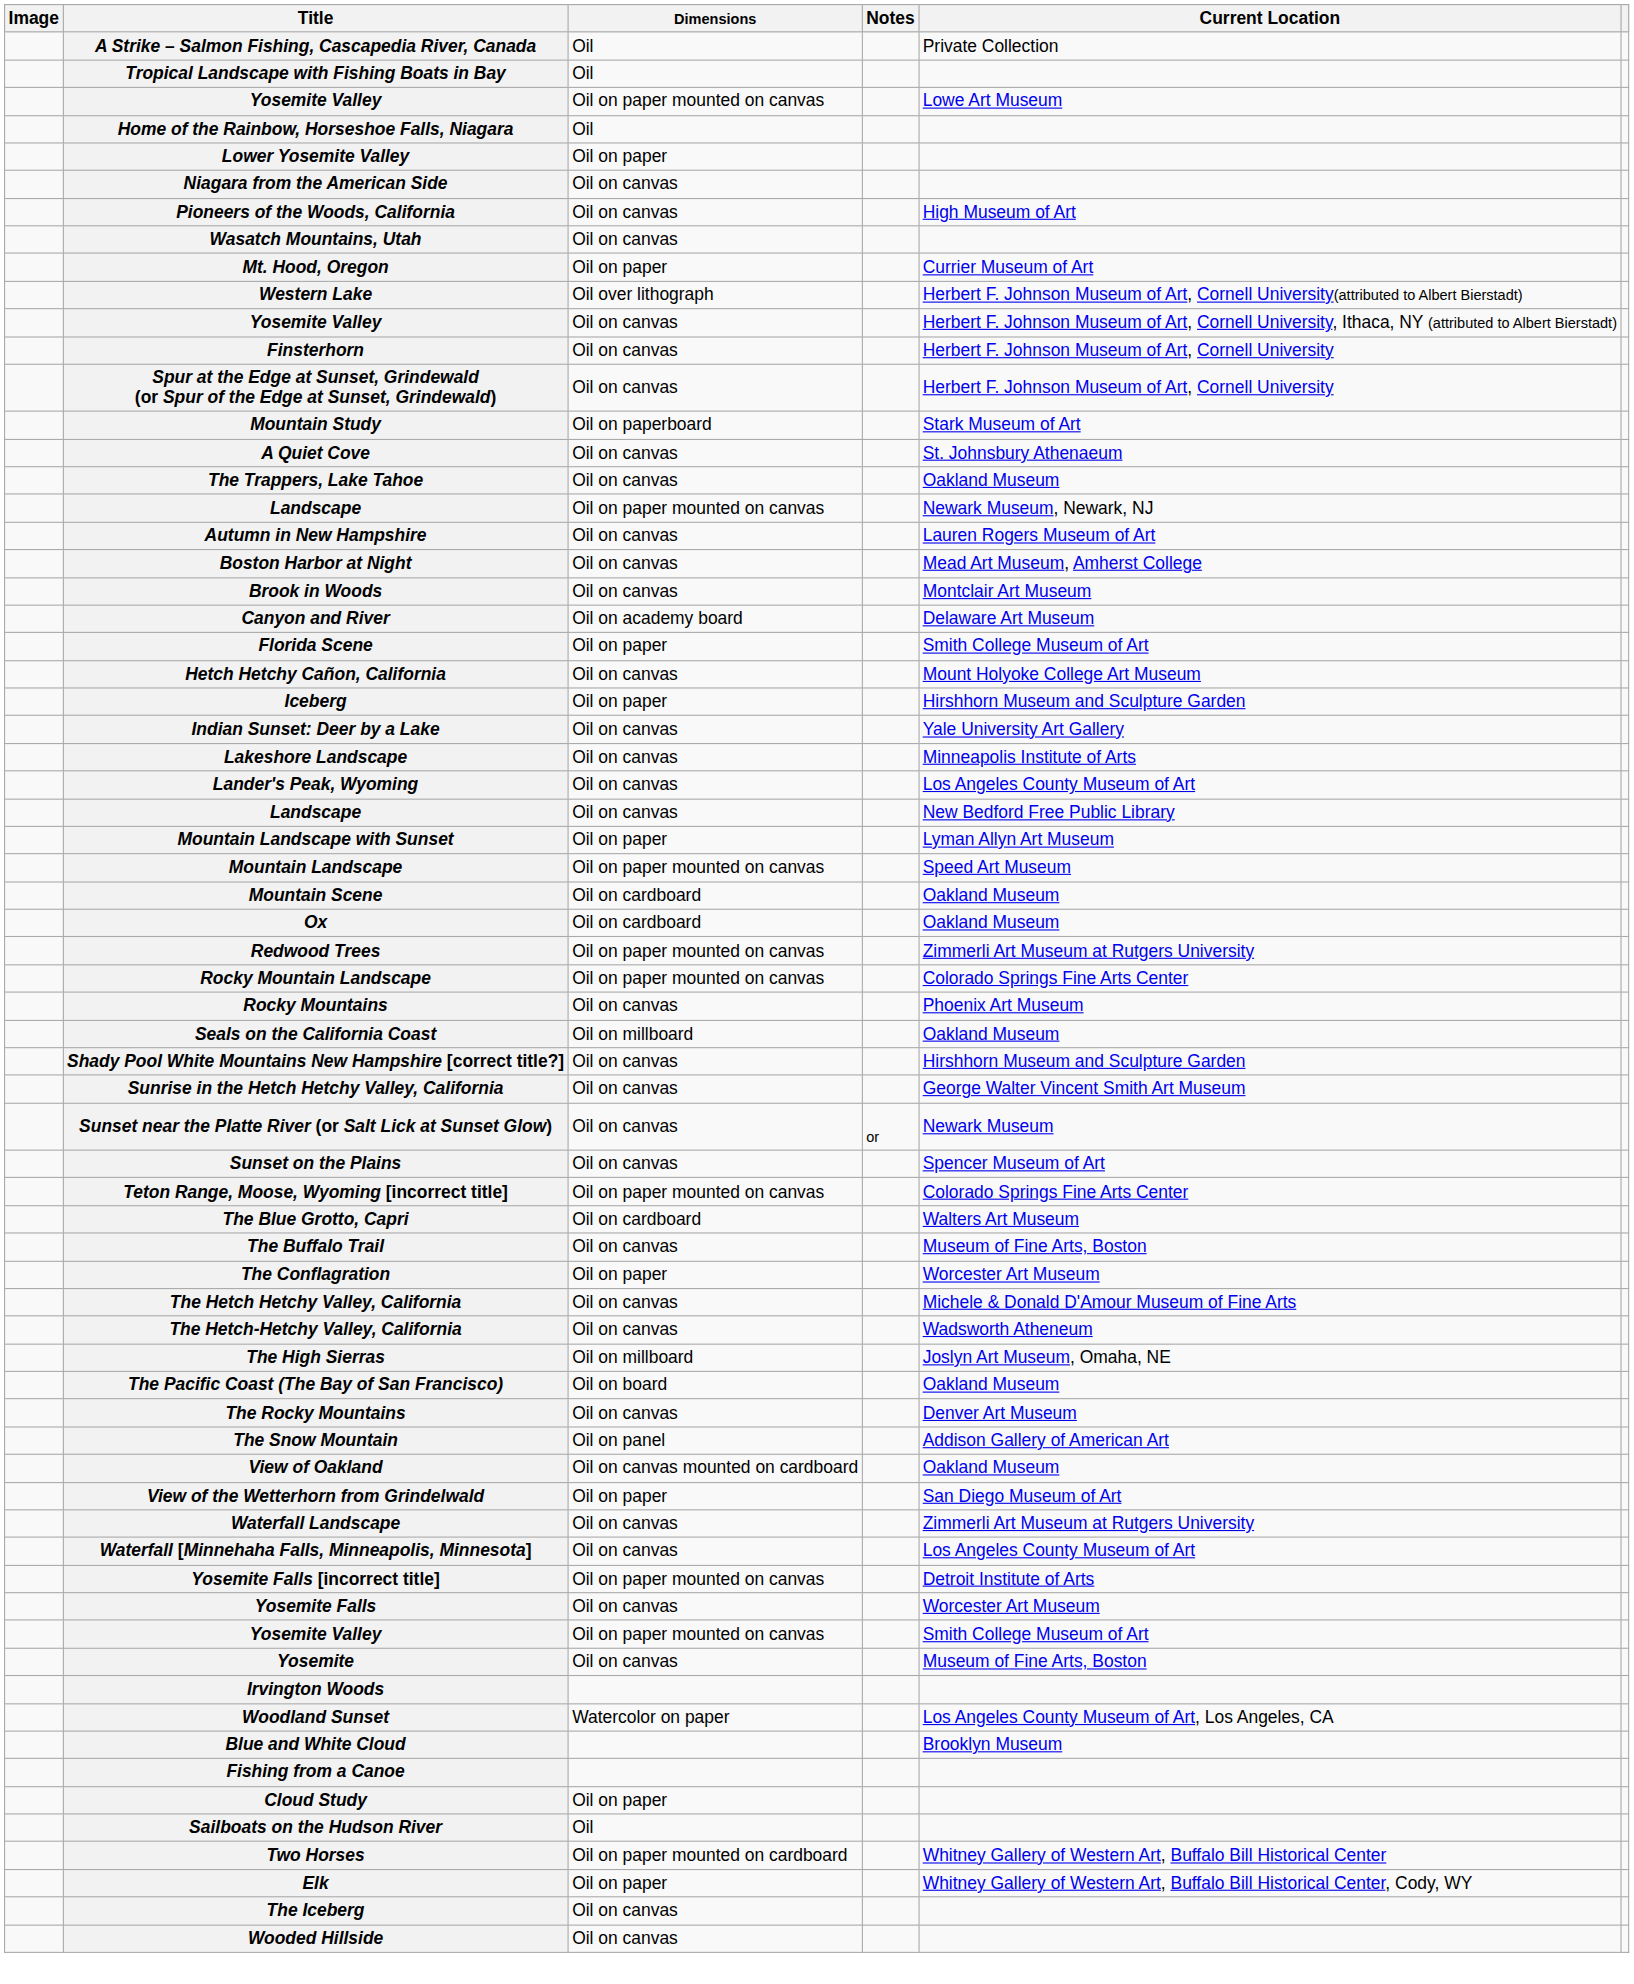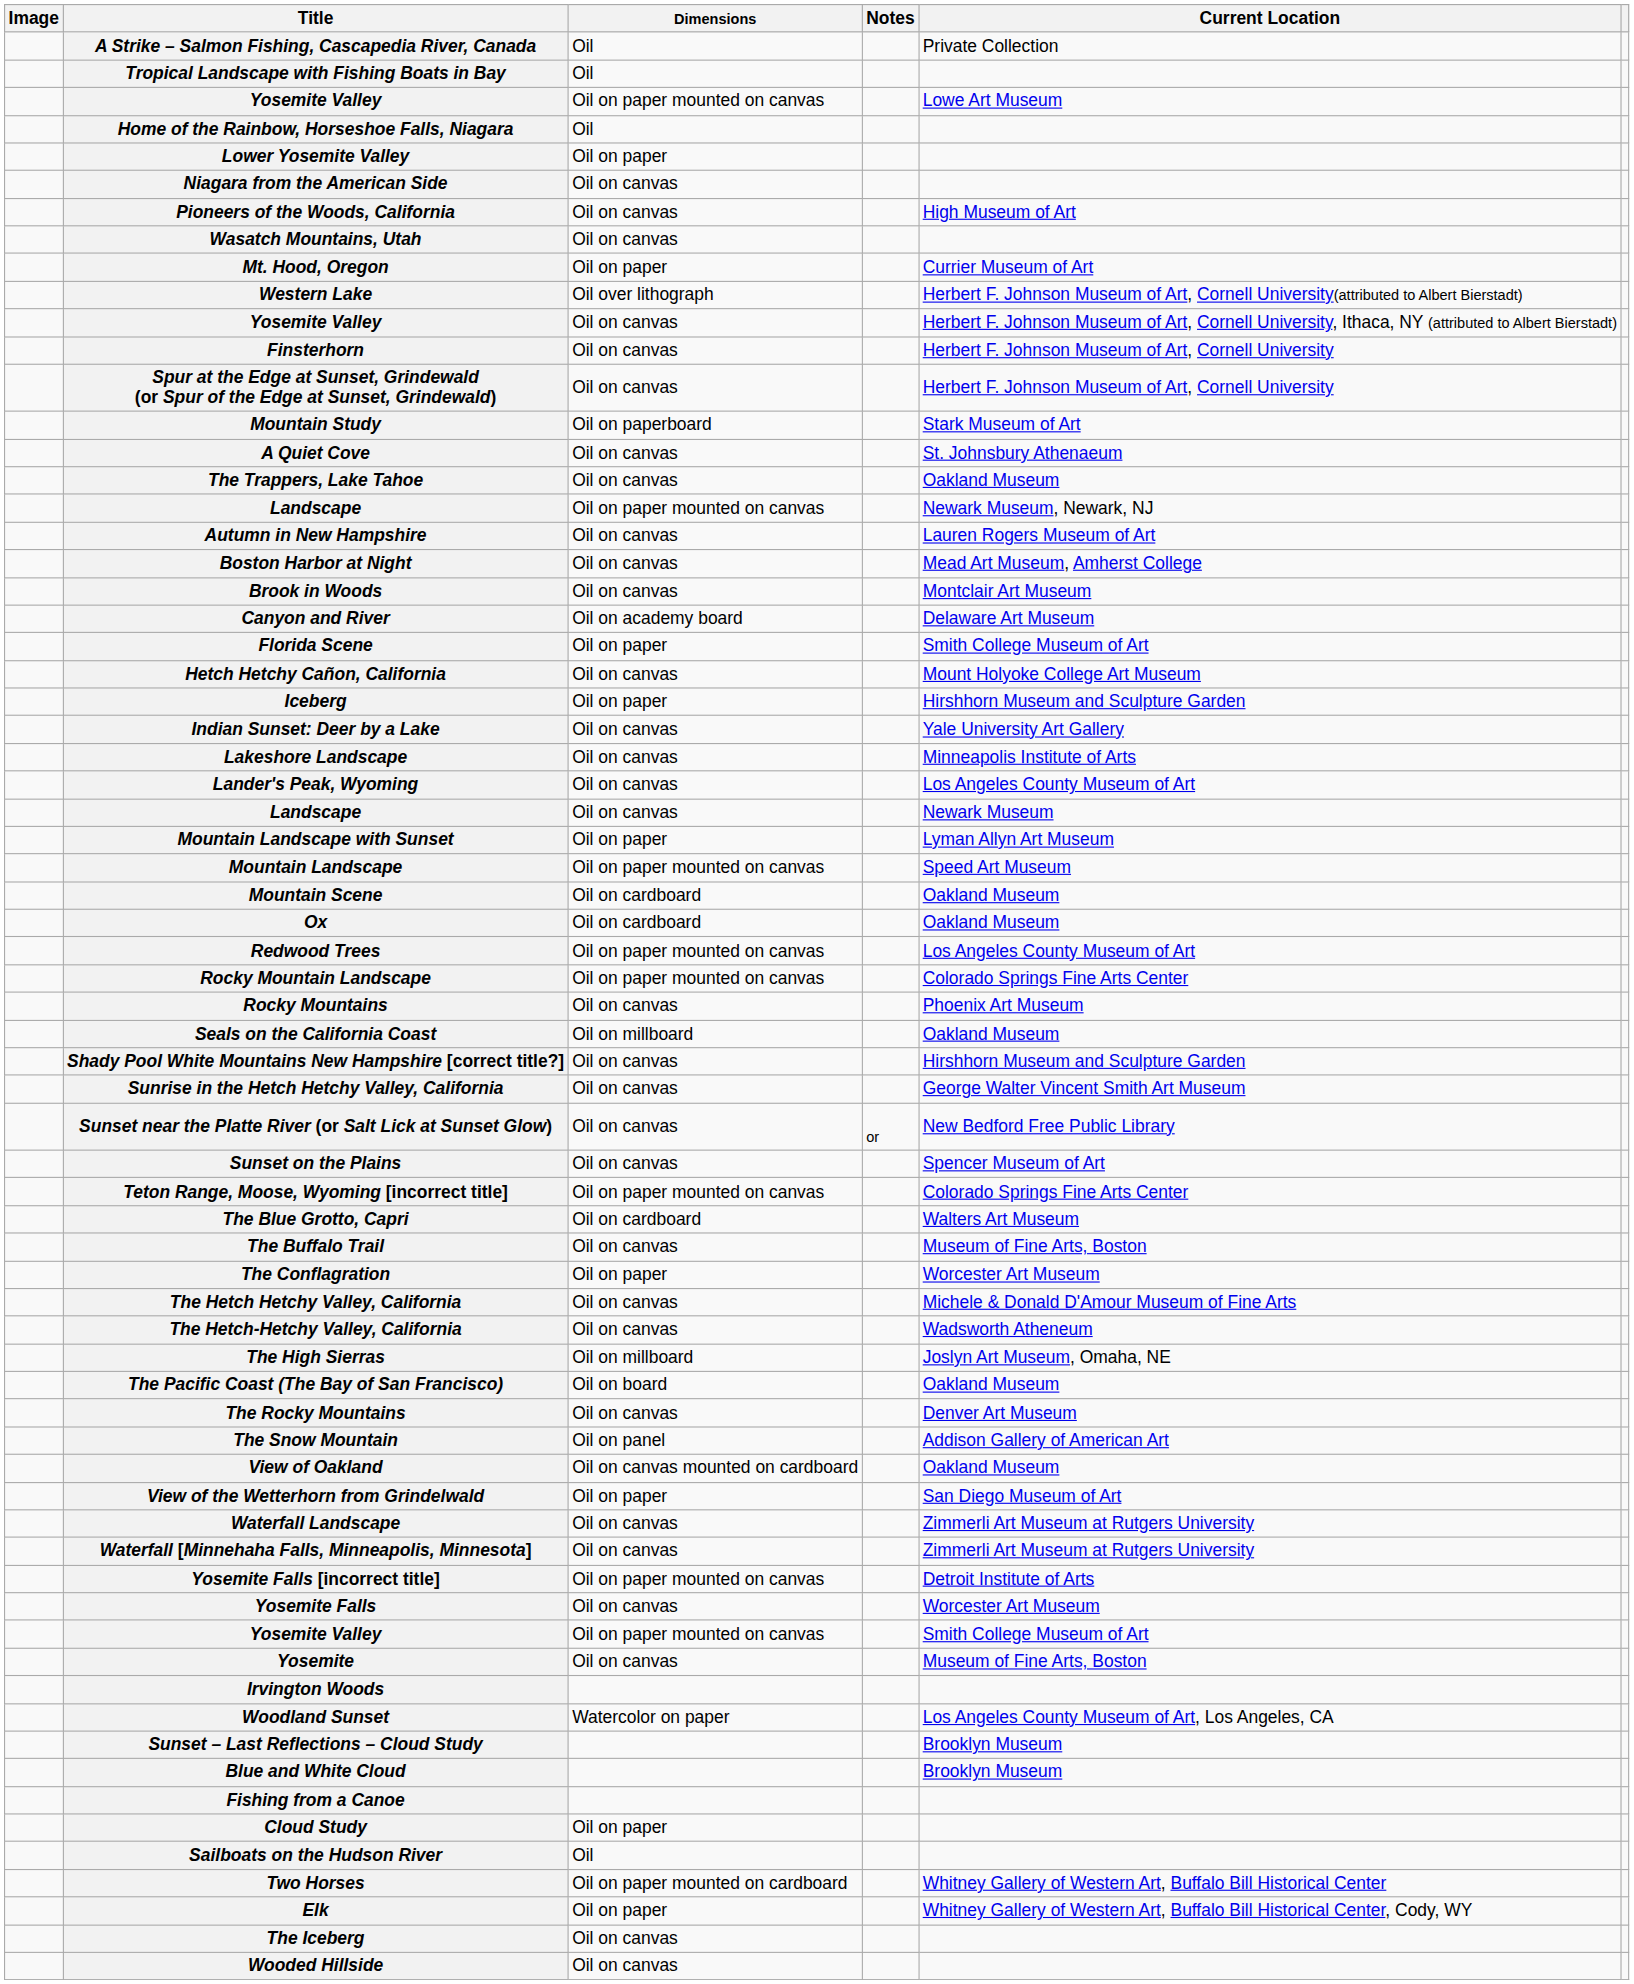(1049, 812) New Bedford Free Public Library -> (988, 812) Newark Museum
(1088, 950) Zimmerli Art Museum at Rutgers University -> (1059, 950) Los Angeles County Museum of Art
(988, 1126) Newark Museum -> (1049, 1126) New Bedford Free Public Library
(1059, 1551) Los Angeles County Museum of Art -> (1088, 1551) Zimmerli Art Museum at Rutgers University
+ row: (316, 1744)
